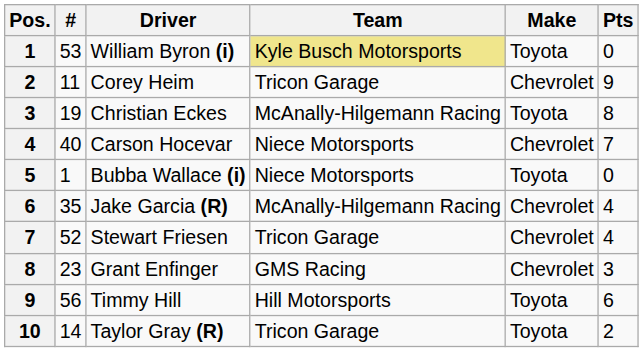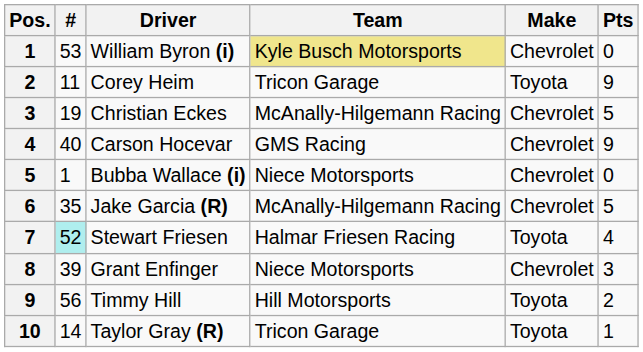(539, 51) Toyota -> (552, 51) Chevrolet
(552, 82) Chevrolet -> (539, 82) Toyota
(539, 113) Toyota -> (552, 113) Chevrolet
(608, 113) 8 -> (608, 113) 5
(334, 145) Niece Motorsports -> (310, 145) GMS Racing
(608, 145) 7 -> (608, 145) 9
(539, 176) Toyota -> (552, 176) Chevrolet
(608, 207) 4 -> (608, 207) 5
(71, 238) no background -> (71, 238) paleturquoise background
(317, 238) Tricon Garage -> (355, 238) Halmar Friesen Racing
(552, 238) Chevrolet -> (539, 238) Toyota
(71, 269) 23 -> (71, 269) 39
(310, 269) GMS Racing -> (334, 269) Niece Motorsports
(608, 300) 6 -> (608, 300) 2
(608, 331) 2 -> (608, 331) 1
